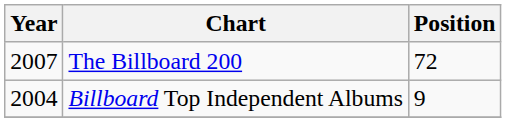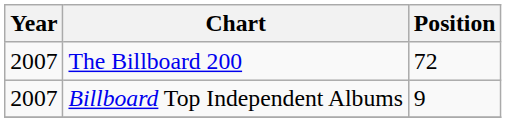(34, 98) 2004 -> (34, 98) 2007
